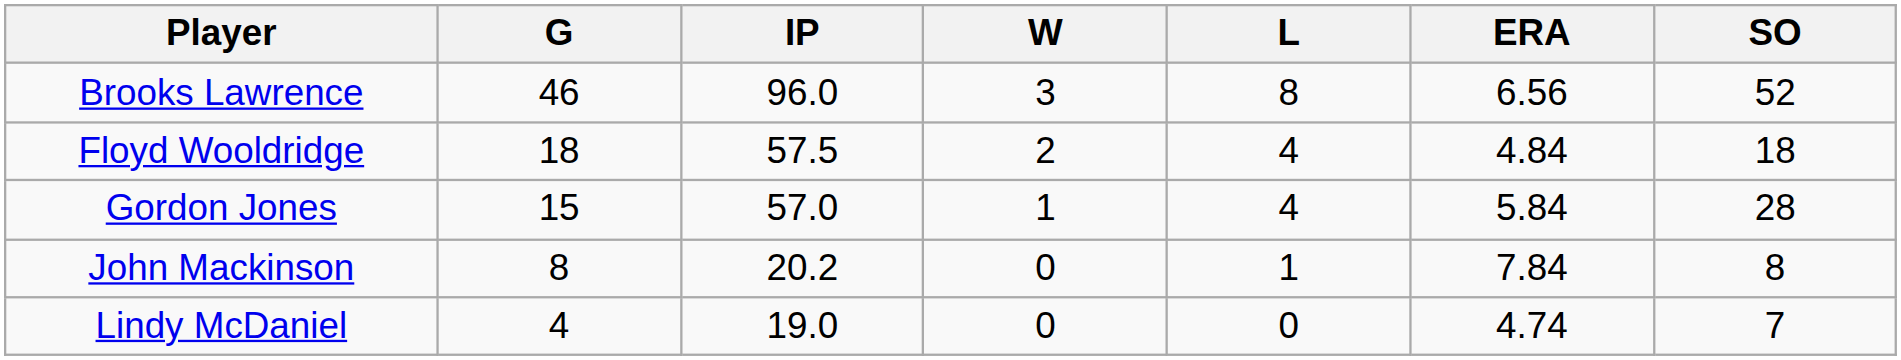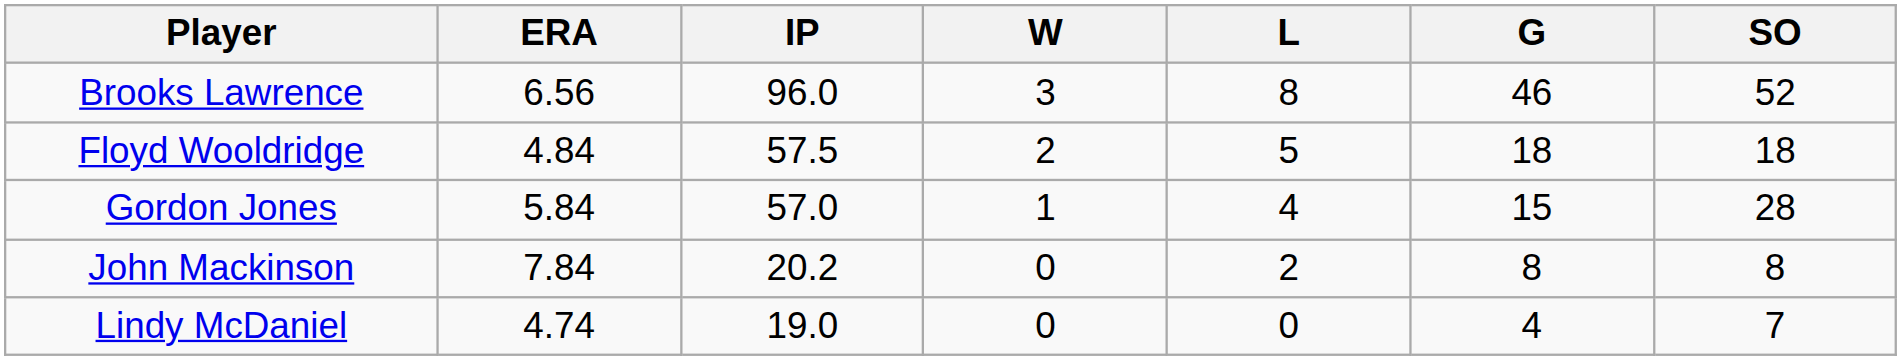columns swapped: (559, 33) <-> (1532, 33)
(1289, 150) 4 -> (1289, 150) 5
(1289, 267) 1 -> (1289, 267) 2
